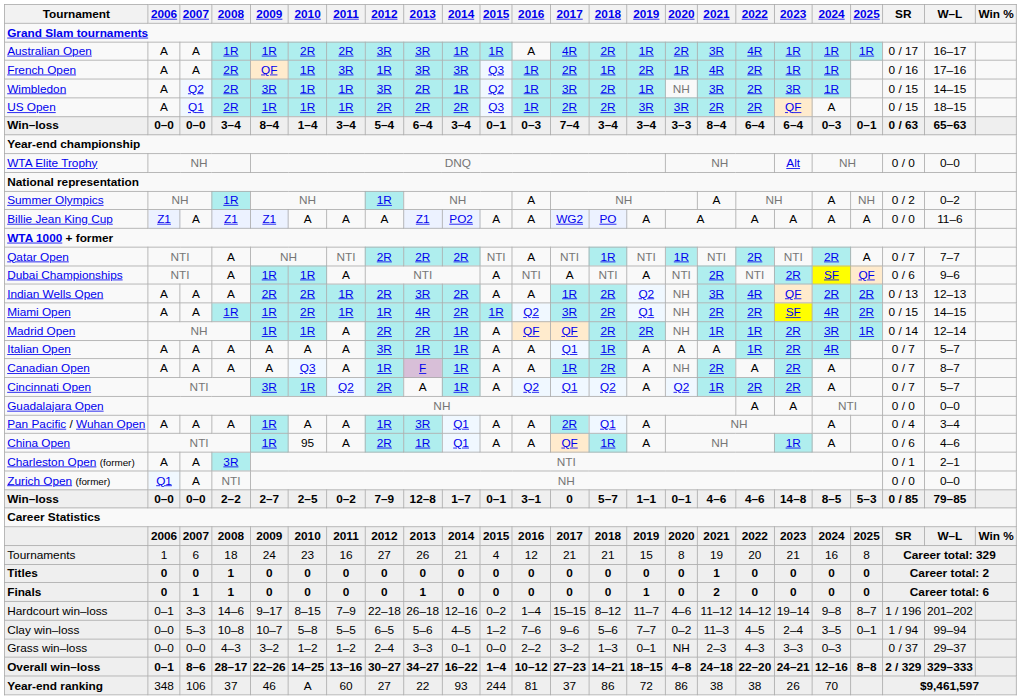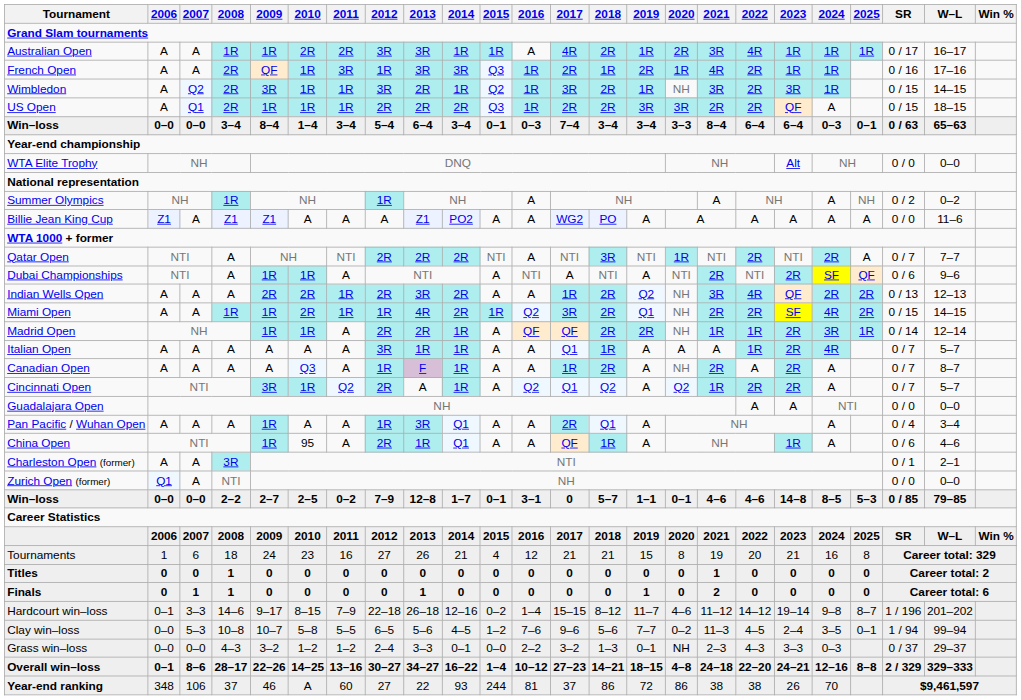(608, 257) 1R -> (608, 257) 3R
